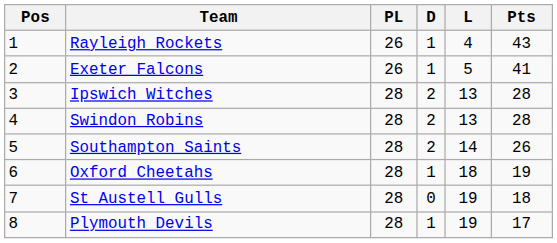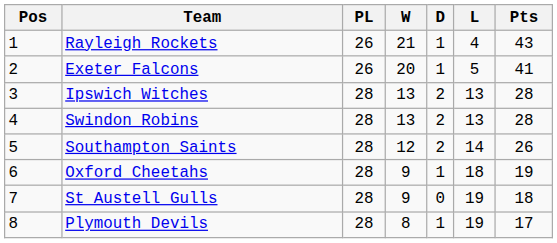+ column: (406, 18)
